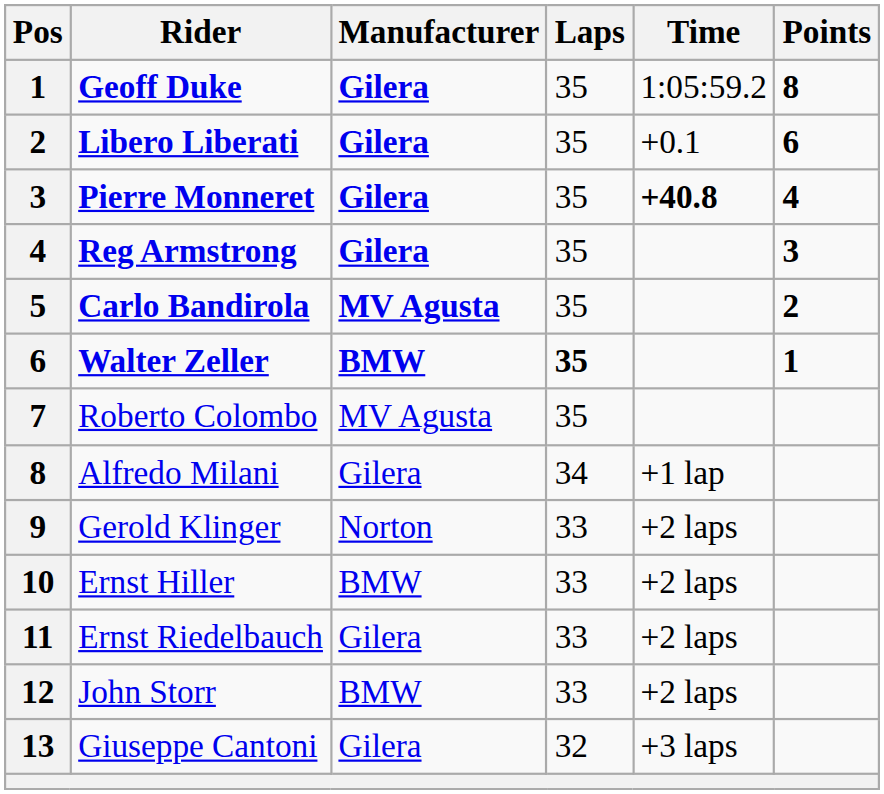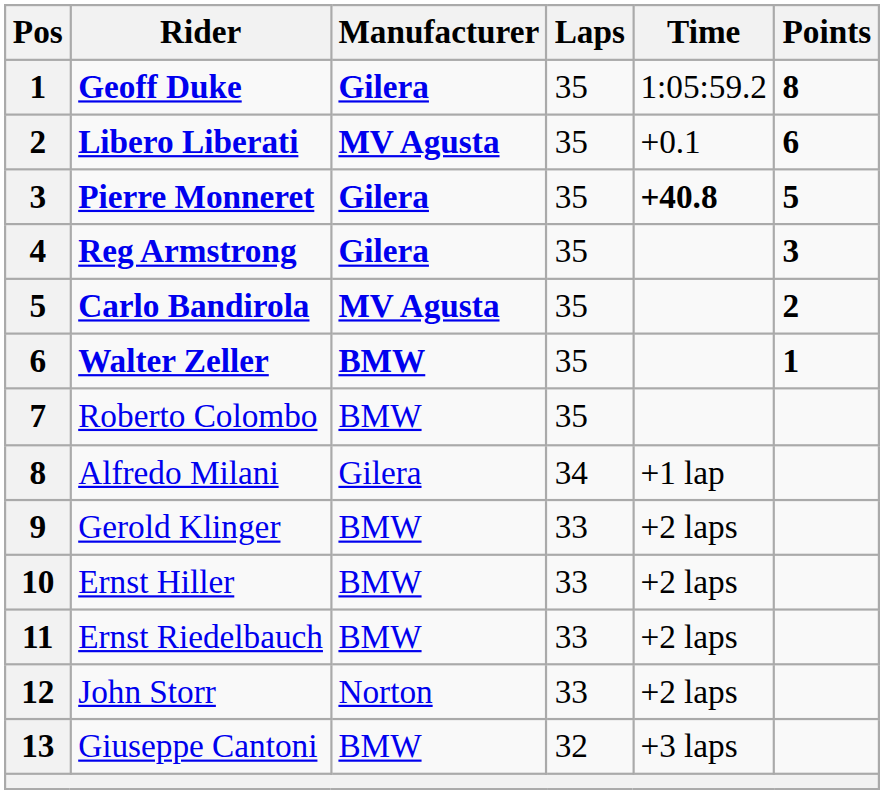(384, 141) Gilera -> (419, 141) MV Agusta
(791, 196) 4 -> (791, 196) 5
(571, 361) bold -> (571, 361) normal
(415, 416) MV Agusta -> (380, 416) BMW
(386, 526) Norton -> (380, 526) BMW
(380, 635) Gilera -> (380, 635) BMW
(380, 690) BMW -> (386, 690) Norton
(380, 745) Gilera -> (380, 745) BMW
